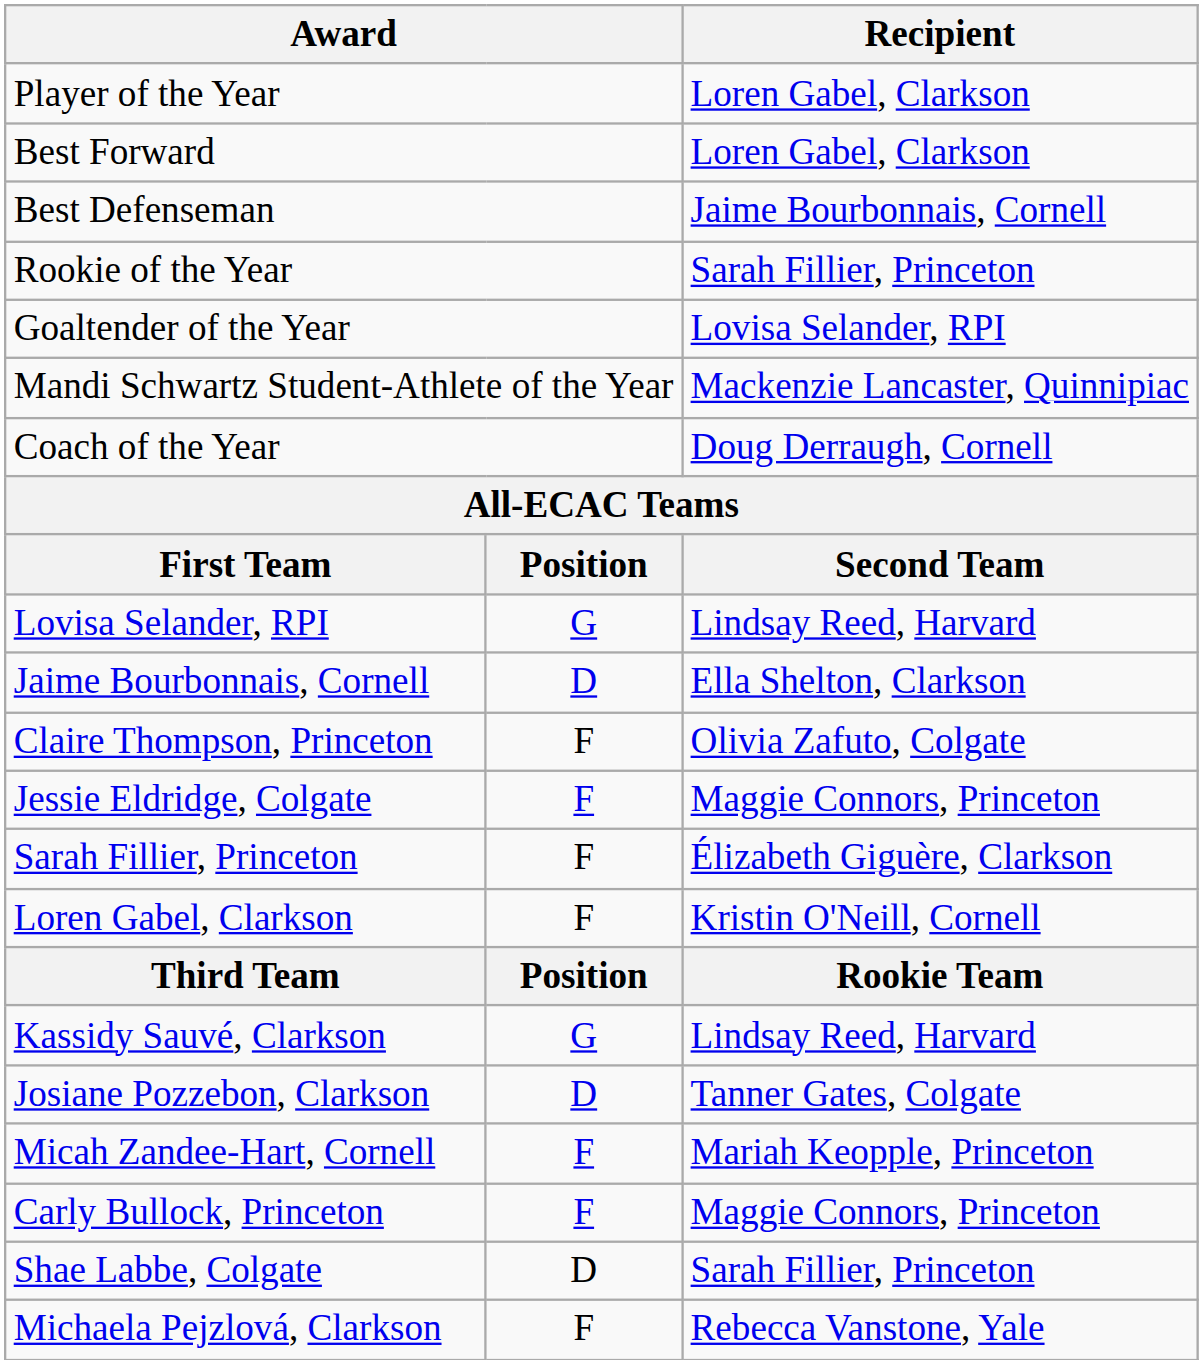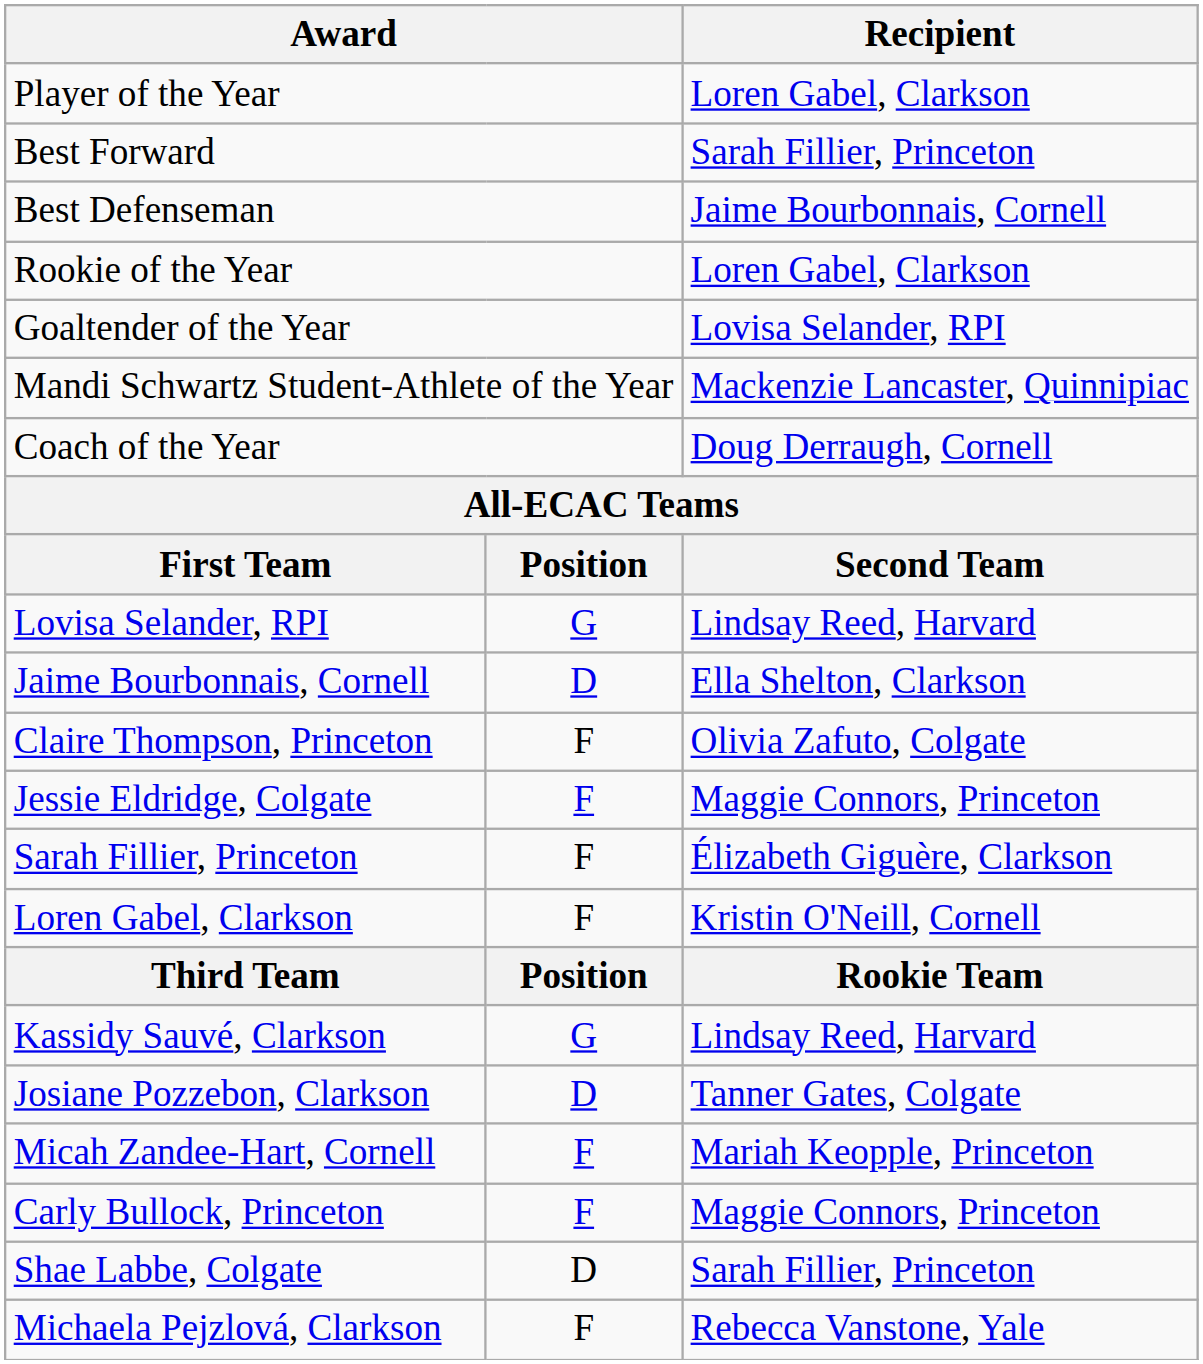(860, 151) Loren Gabel, Clarkson -> (863, 151) Sarah Fillier, Princeton
(863, 269) Sarah Fillier, Princeton -> (860, 269) Loren Gabel, Clarkson
